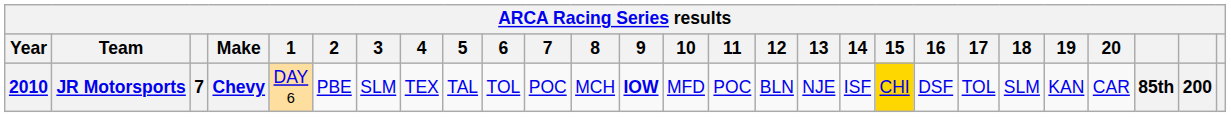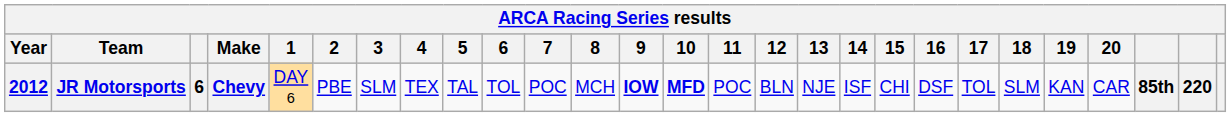(28, 87) 2010 -> (28, 87) 2012
(199, 87) 7 -> (199, 87) 6
(686, 87) normal -> (686, 87) bold
(895, 87) gold background -> (895, 87) no background
(1197, 87) 200 -> (1197, 87) 220
